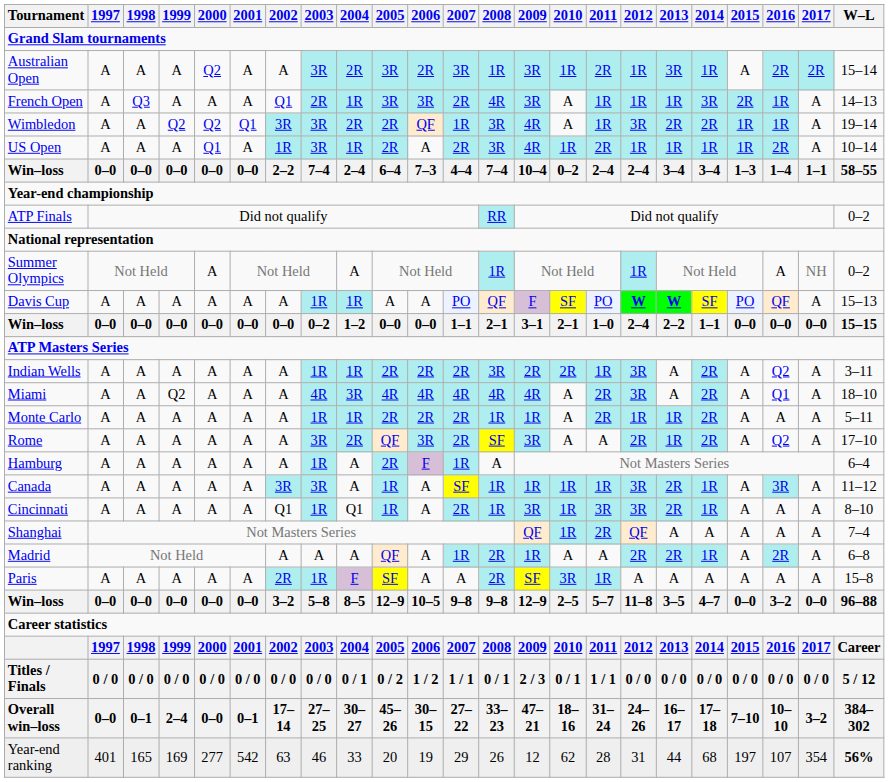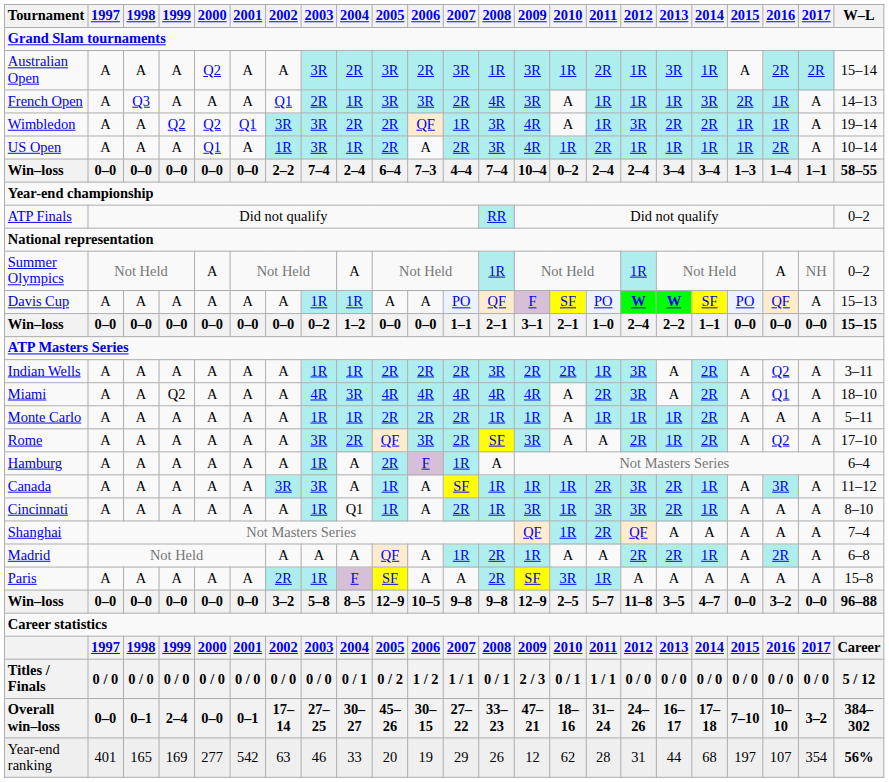(603, 417) 2R -> (603, 417) 1R
(603, 486) 1R -> (603, 486) 2R
(283, 509) Q1 -> (283, 509) A
